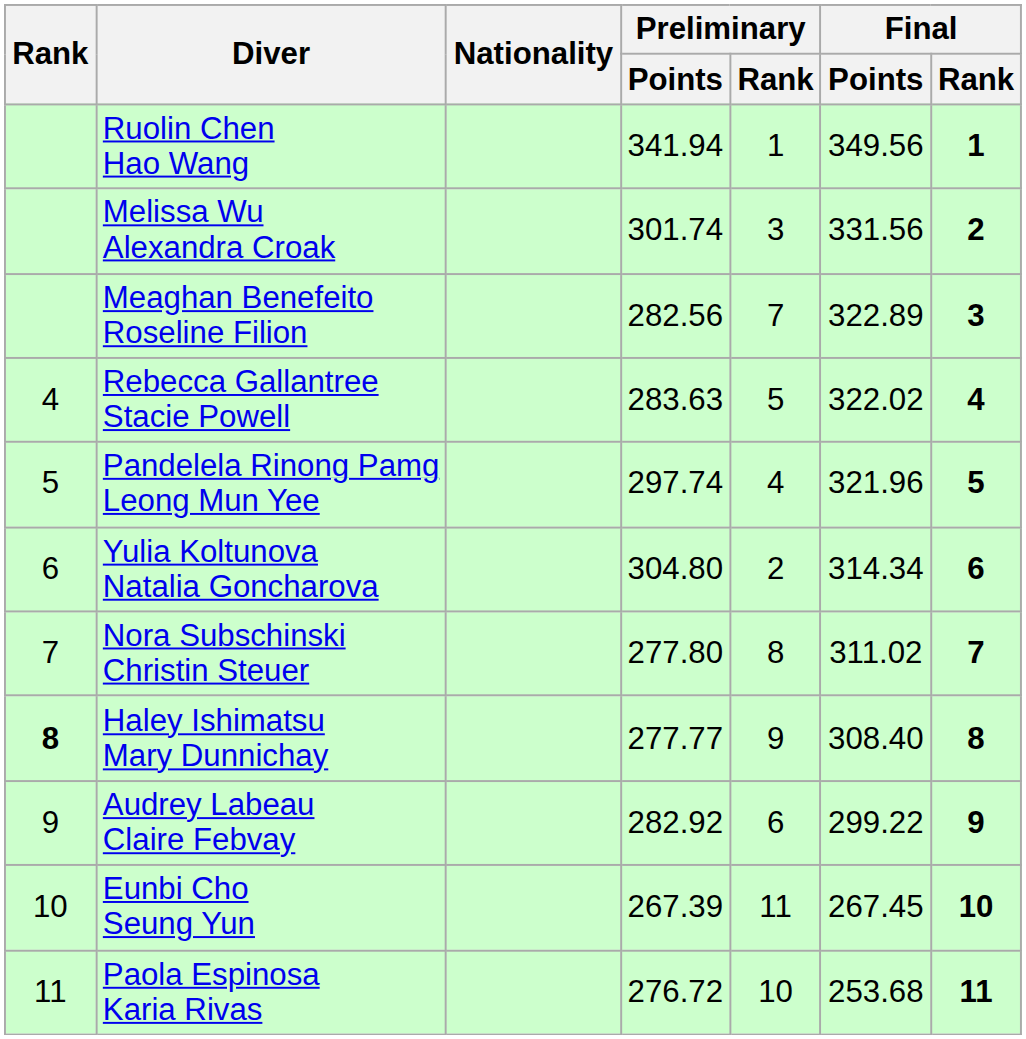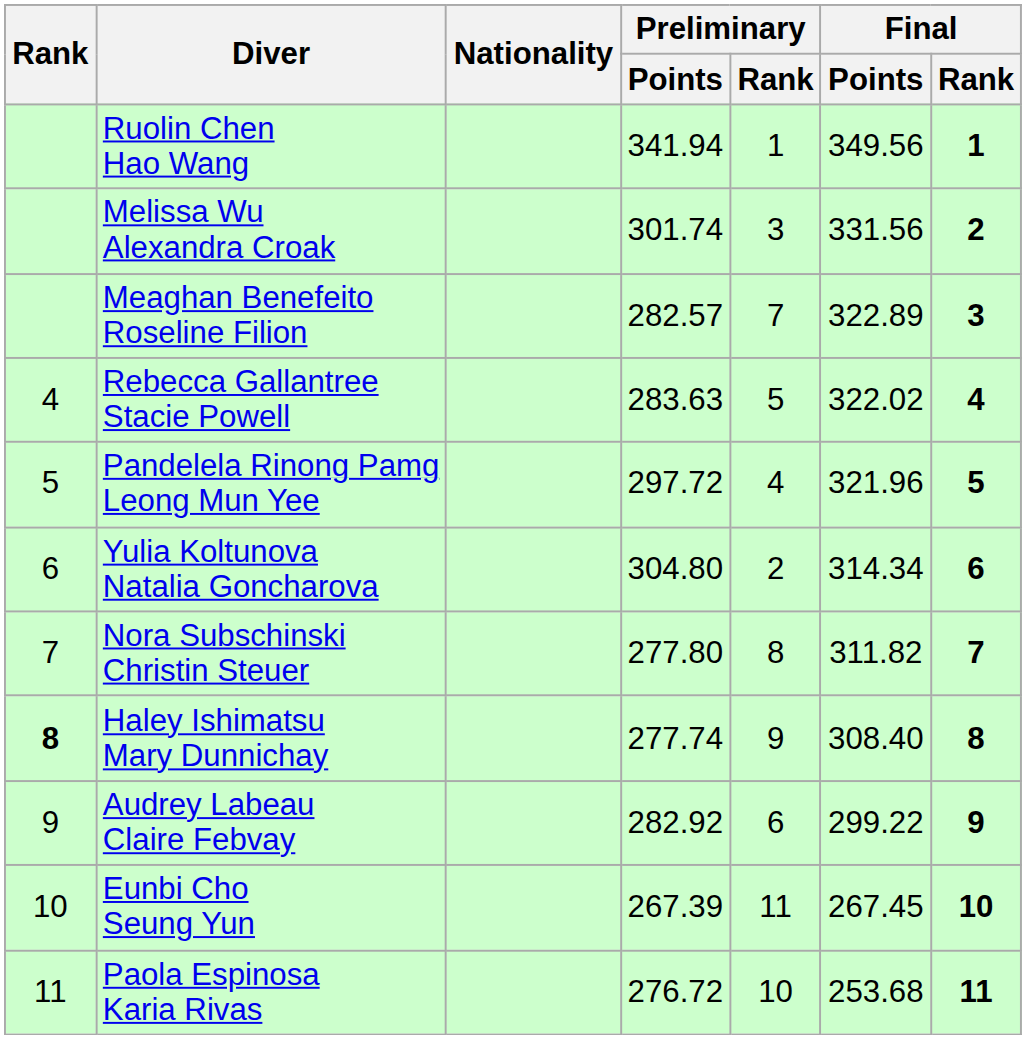(675, 314) 282.56 -> (675, 314) 282.57
(675, 484) 297.74 -> (675, 484) 297.72
(876, 653) 311.02 -> (876, 653) 311.82
(675, 737) 277.77 -> (675, 737) 277.74
